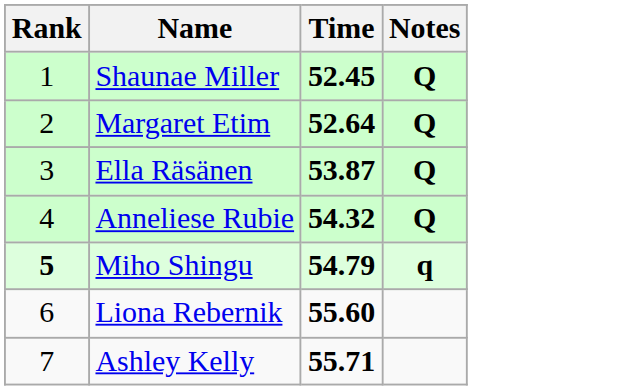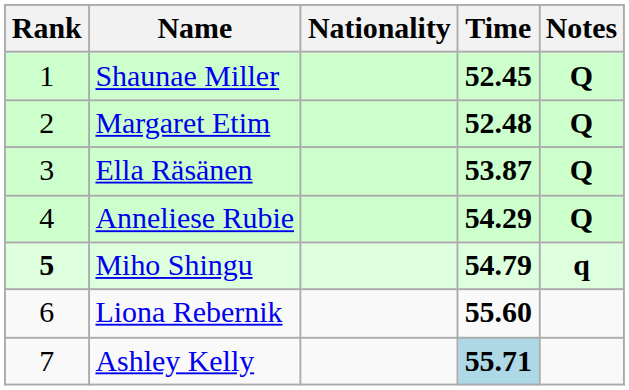+ column: (379, 28)
(342, 123) 52.64 -> (498, 123) 52.48
(342, 218) 54.32 -> (498, 218) 54.29
(342, 360) no background -> (498, 360) lightblue background
